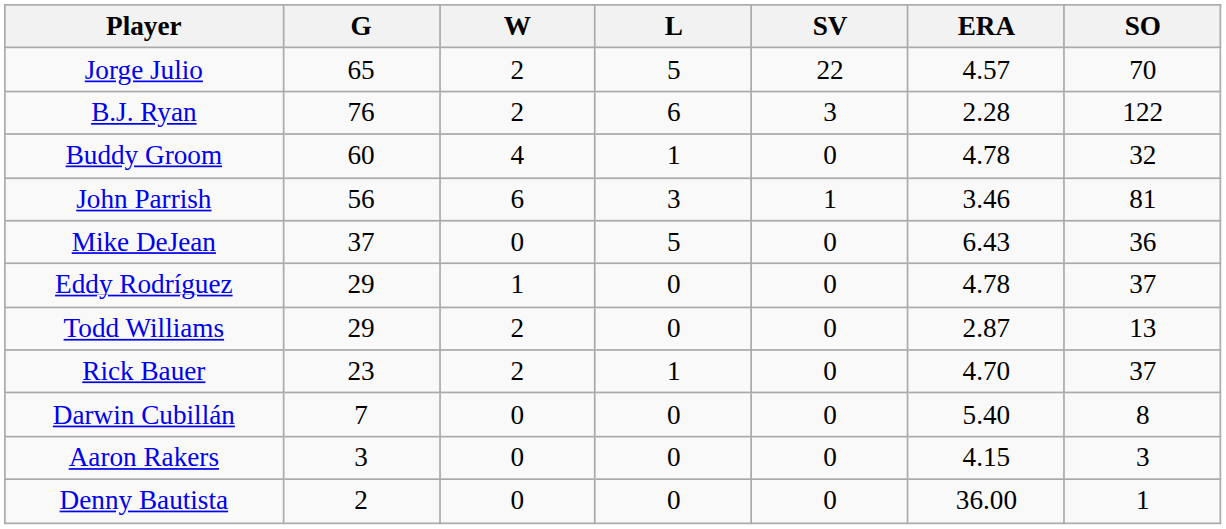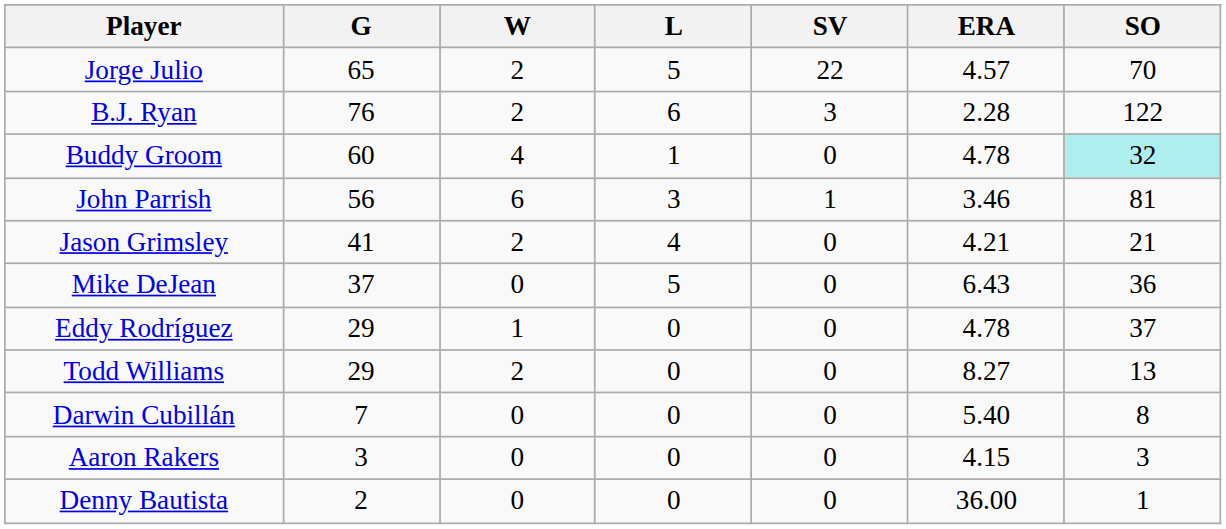(1143, 155) no background -> (1143, 155) paleturquoise background
+ row: (144, 241)
(986, 328) 2.87 -> (986, 371) 8.27
- row: (144, 371)
